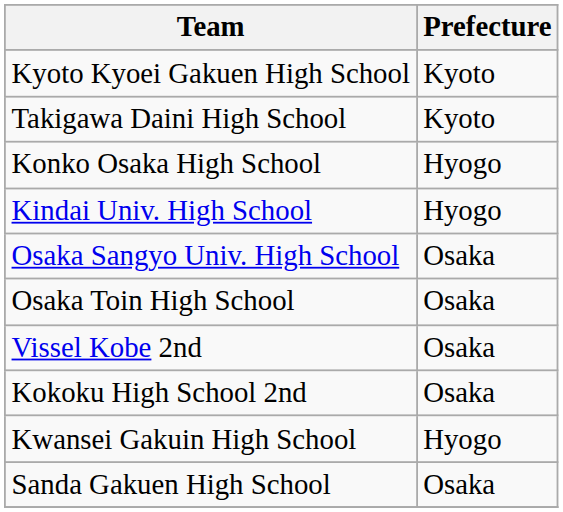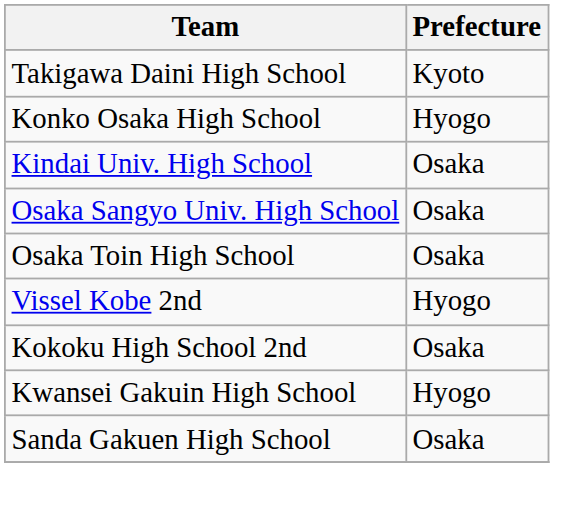- row: (211, 73)
(462, 210) Hyogo -> (449, 164) Osaka
(459, 347) Osaka -> (452, 301) Hyogo
